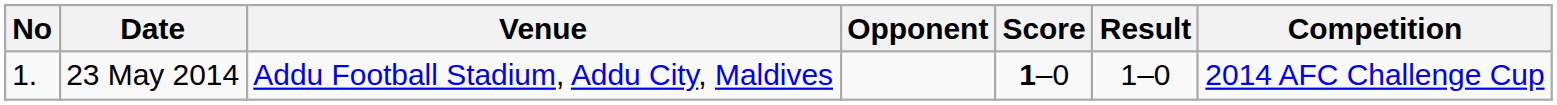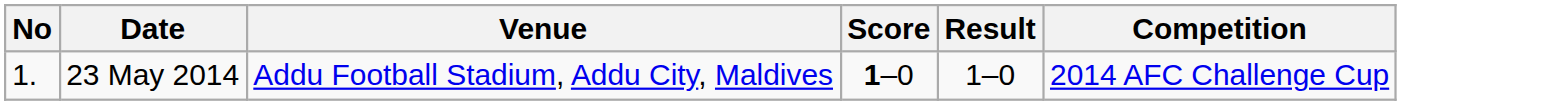- column: (918, 28)
